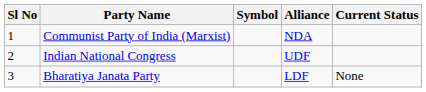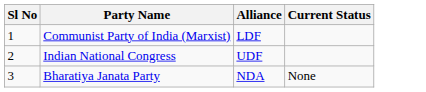- column: (257, 14)
(298, 35) NDA -> (249, 35) LDF
(296, 76) LDF -> (250, 76) NDA
